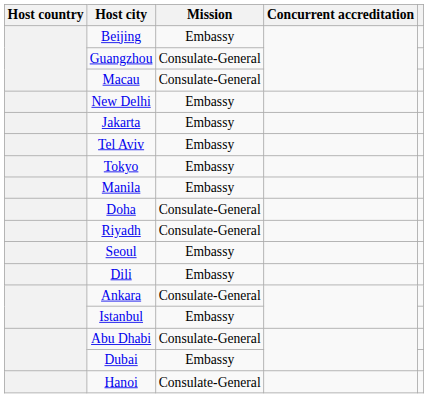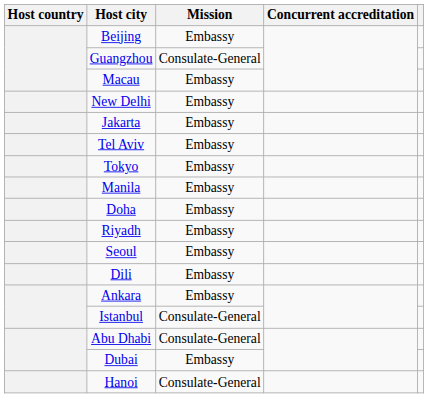(210, 79) Consulate-General -> (210, 79) Embassy
(210, 209) Consulate-General -> (210, 209) Embassy
(210, 230) Consulate-General -> (210, 230) Embassy
(210, 295) Consulate-General -> (210, 295) Embassy
(210, 317) Embassy -> (210, 317) Consulate-General
